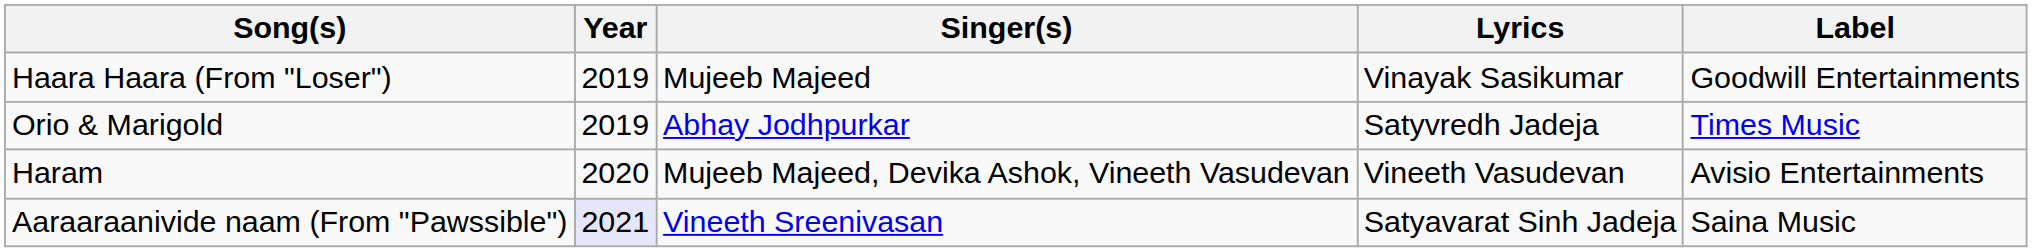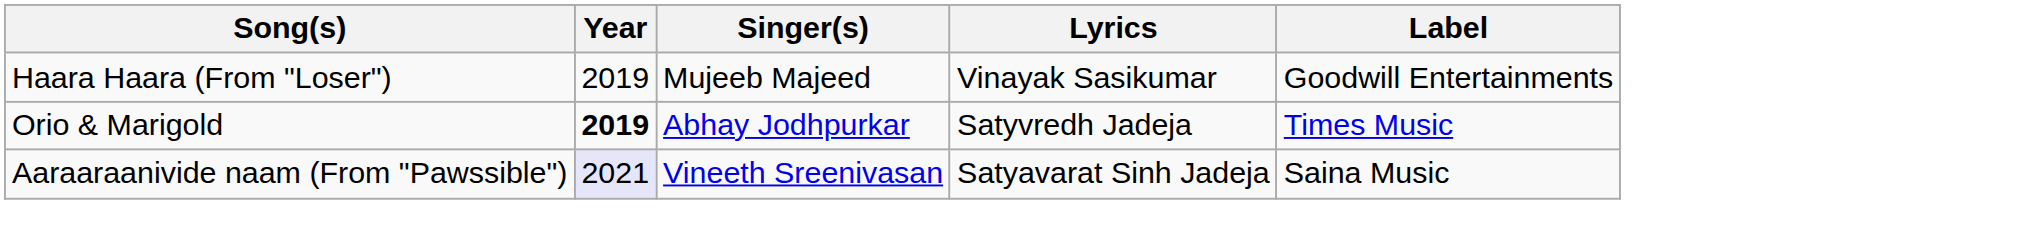(615, 125) normal -> (615, 125) bold
- row: (58, 173)
